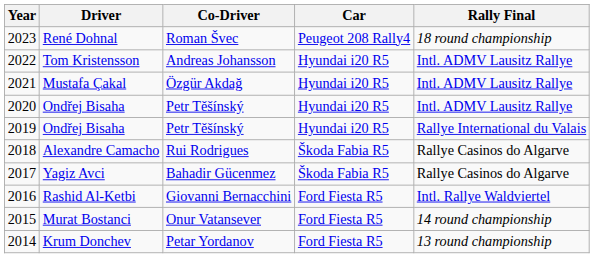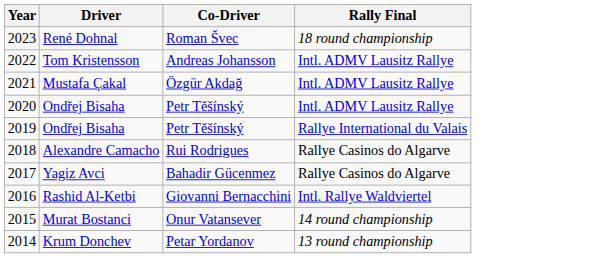- column: (354, 15)
